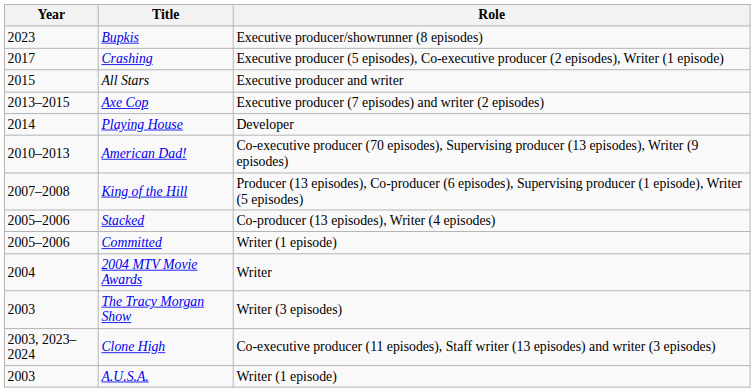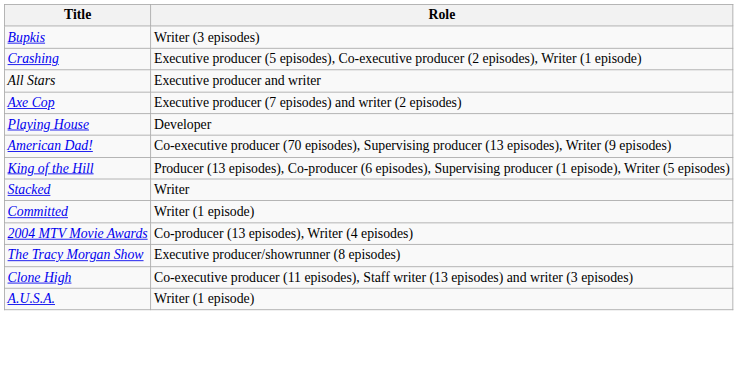- column: (51, 15)
(360, 37) Executive producer/showrunner (8 episodes) -> (207, 37) Writer (3 episodes)
(366, 220) Co-producer (13 episodes), Writer (4 episodes) -> (172, 189) Writer
(254, 272) Writer -> (283, 233) Co-producer (13 episodes), Writer (4 episodes)
(289, 309) Writer (3 episodes) -> (277, 255) Executive producer/showrunner (8 episodes)
